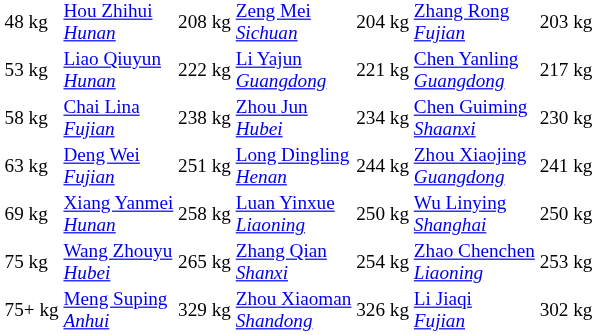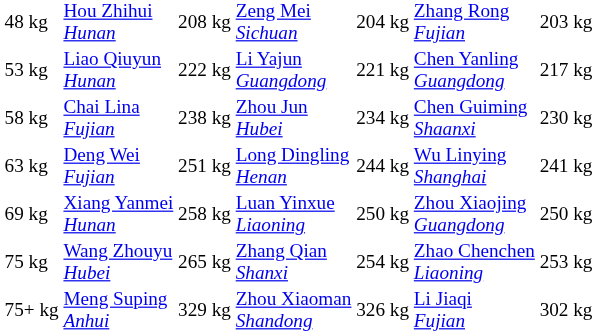(470, 166) Zhou Xiaojing Guangdong -> (460, 166) Wu Linying Shanghai
(460, 214) Wu Linying Shanghai -> (470, 214) Zhou Xiaojing Guangdong
